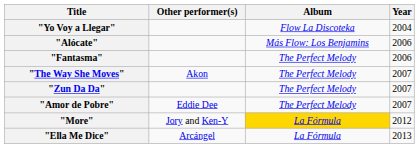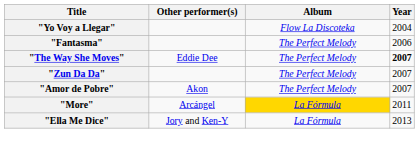- row: (77, 43)
(197, 74) Akon -> (197, 58) Eddie Dee
(402, 74) normal -> (402, 58) bold
(197, 105) Eddie Dee -> (197, 89) Akon
(197, 120) Jory and Ken-Y -> (197, 105) Arcángel
(402, 120) 2012 -> (402, 105) 2011
(197, 136) Arcángel -> (197, 120) Jory and Ken-Y
